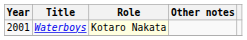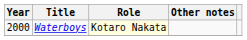(18, 28) 2001 -> (18, 28) 2000
